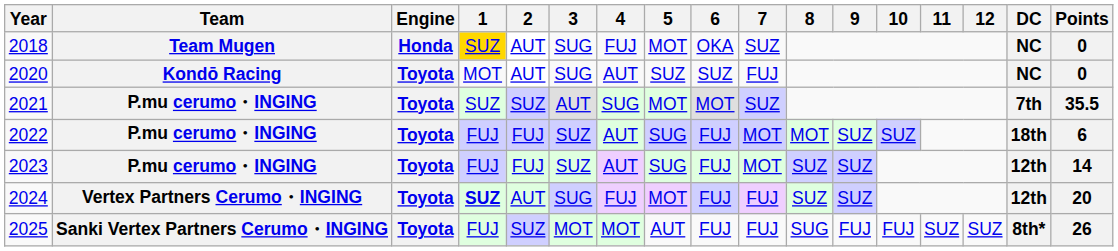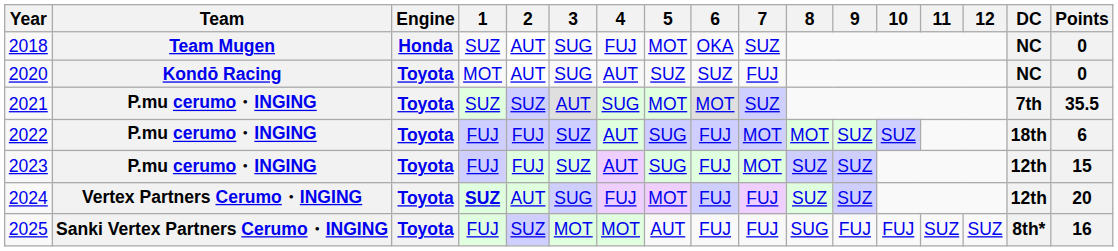(483, 46) gold background -> (483, 46) no background
(1082, 166) 14 -> (1082, 166) 15
(1082, 229) 26 -> (1082, 229) 16
